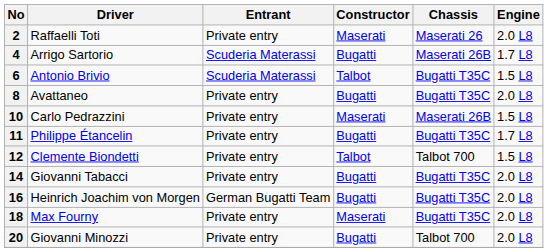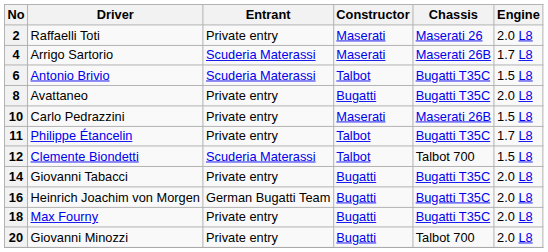(356, 55) Bugatti -> (361, 55) Maserati
(356, 136) Bugatti -> (353, 136) Talbot
(242, 157) Private entry -> (261, 157) Scuderia Materassi
(361, 217) Maserati -> (356, 217) Bugatti
